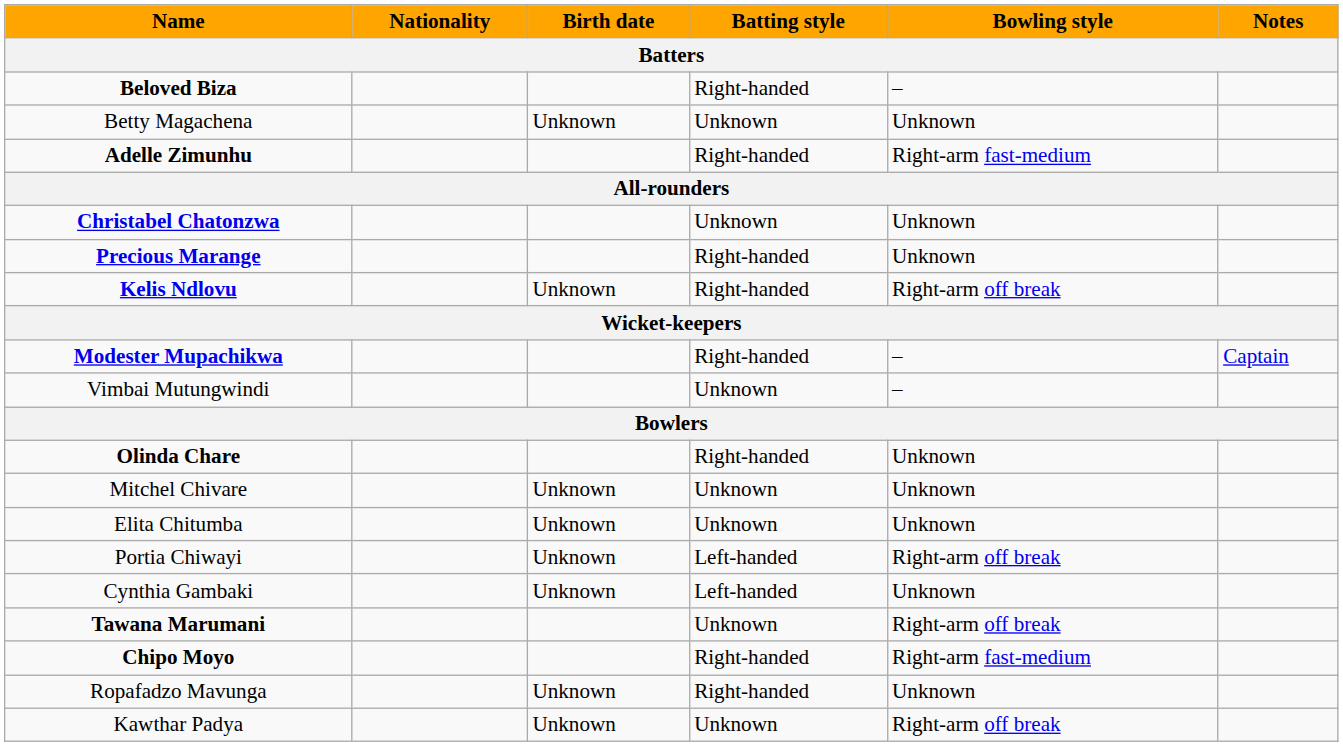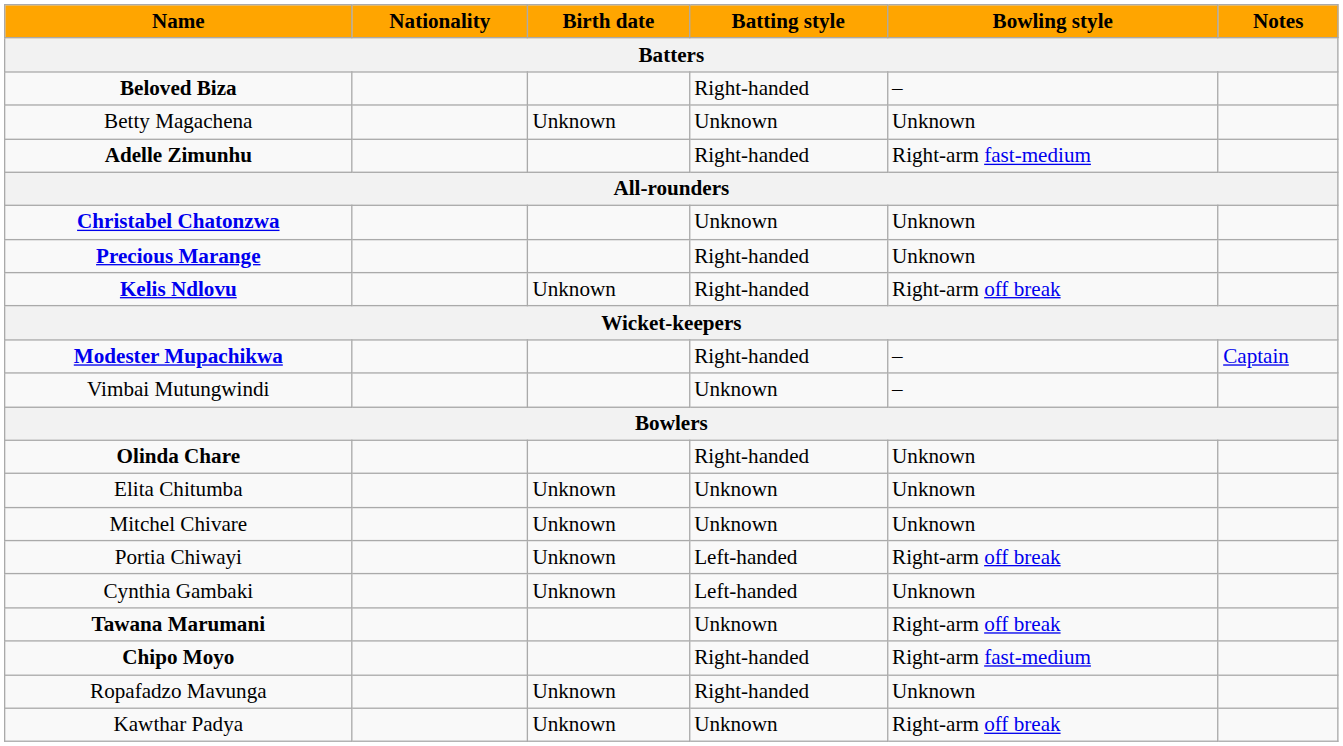rows swapped: (178, 523) <-> (178, 490)
